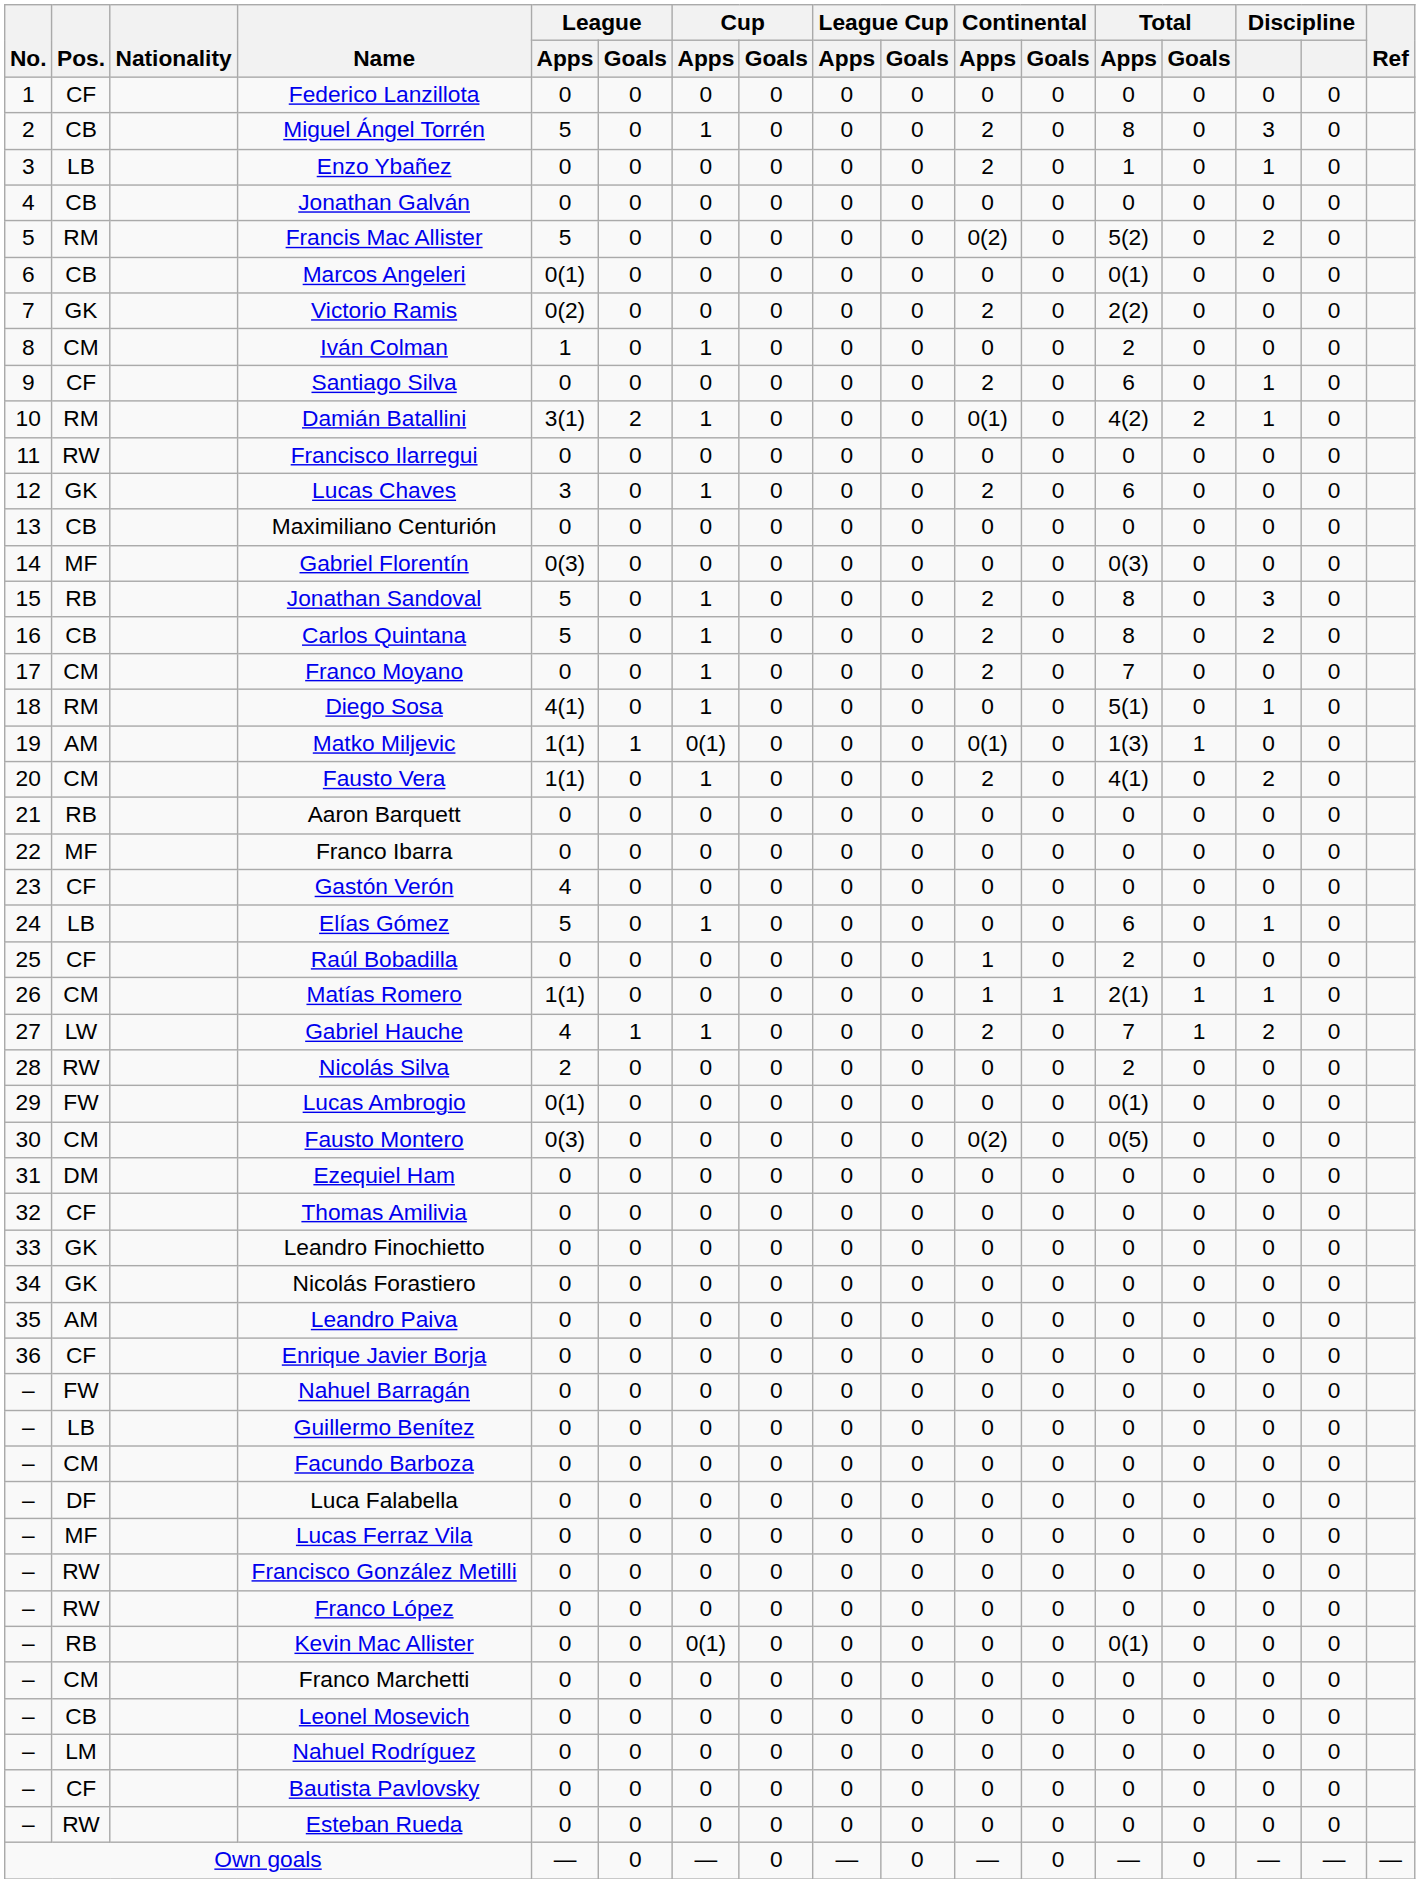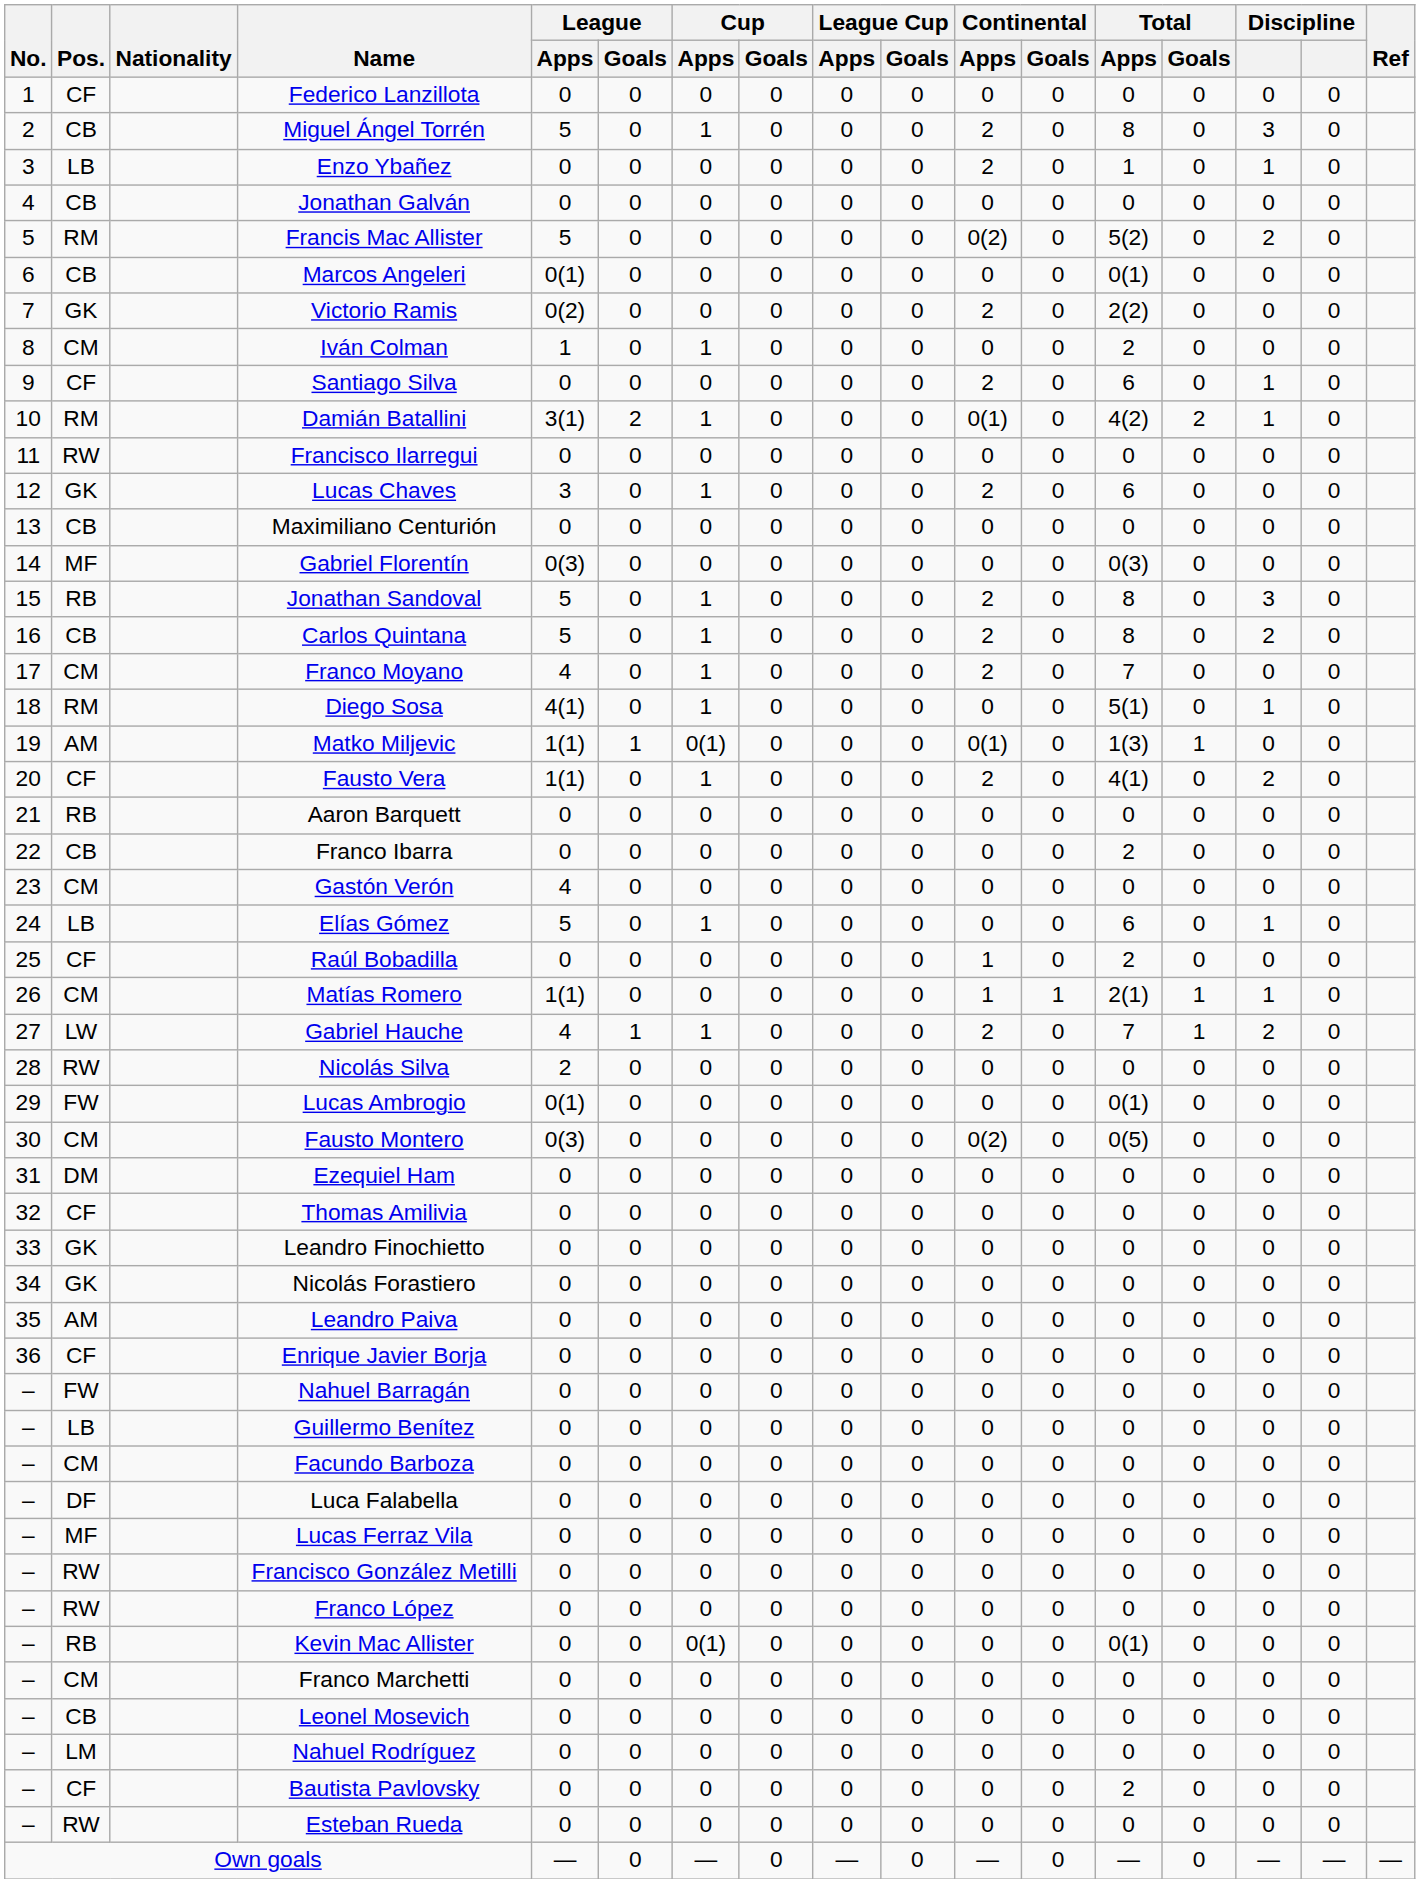(565, 671) 0 -> (565, 671) 4
(81, 779) CM -> (81, 779) CF
(81, 851) MF -> (81, 851) CB
(1129, 851) 0 -> (1129, 851) 2
(81, 887) CF -> (81, 887) CM
(1129, 1067) 2 -> (1129, 1067) 0
(1129, 1788) 0 -> (1129, 1788) 2
